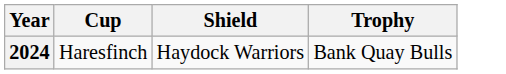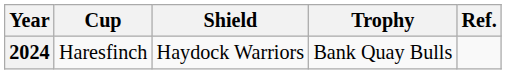+ column: (479, 20)
